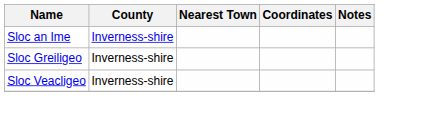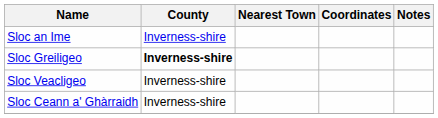(132, 58) normal -> (188, 58) bold
+ row: (73, 102)
